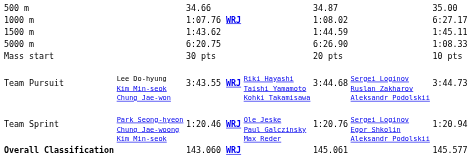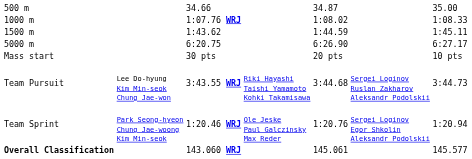(450, 20) 6:27.17 -> (450, 20) 1:08.33
(450, 44) 1:08.33 -> (450, 44) 6:27.17
